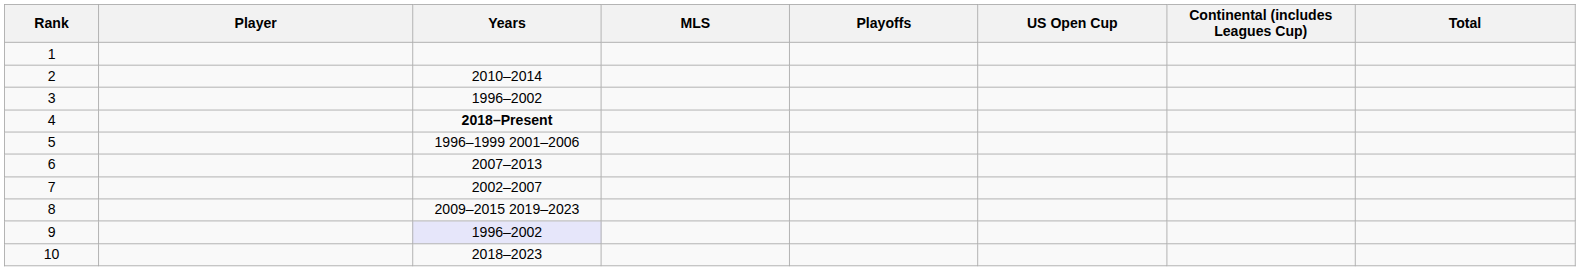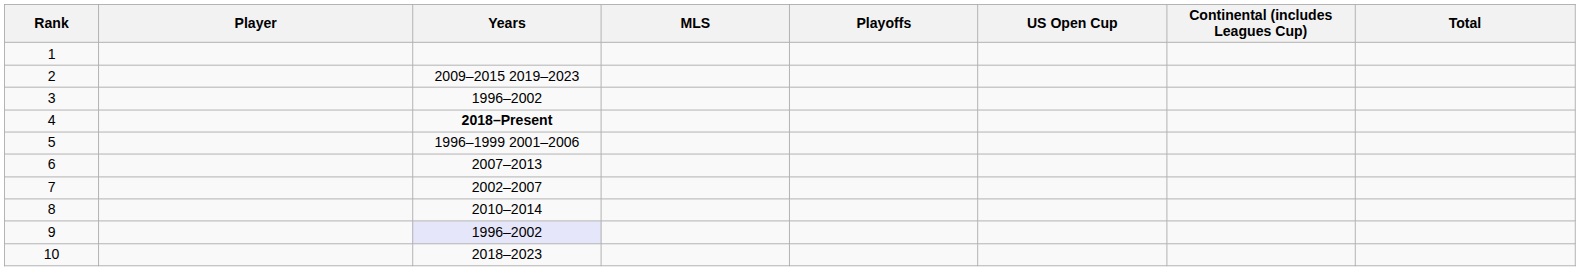(507, 76) 2010–2014 -> (507, 76) 2009–2015 2019–2023
(507, 210) 2009–2015 2019–2023 -> (507, 210) 2010–2014
